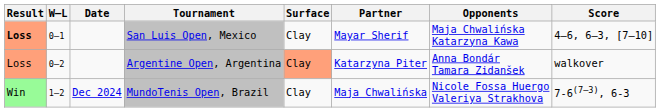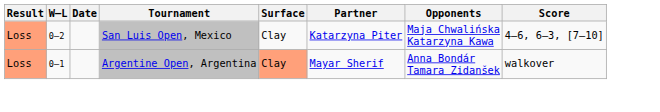(19, 35) bold -> (19, 35) normal
(57, 36) 0–1 -> (57, 36) 0–2
(371, 35) Mayar Sherif -> (356, 35) Katarzyna Piter
(57, 65) 0–2 -> (57, 65) 0–1
(381, 64) Katarzyna Piter -> (347, 64) Mayar Sherif
- row: (198, 93)
